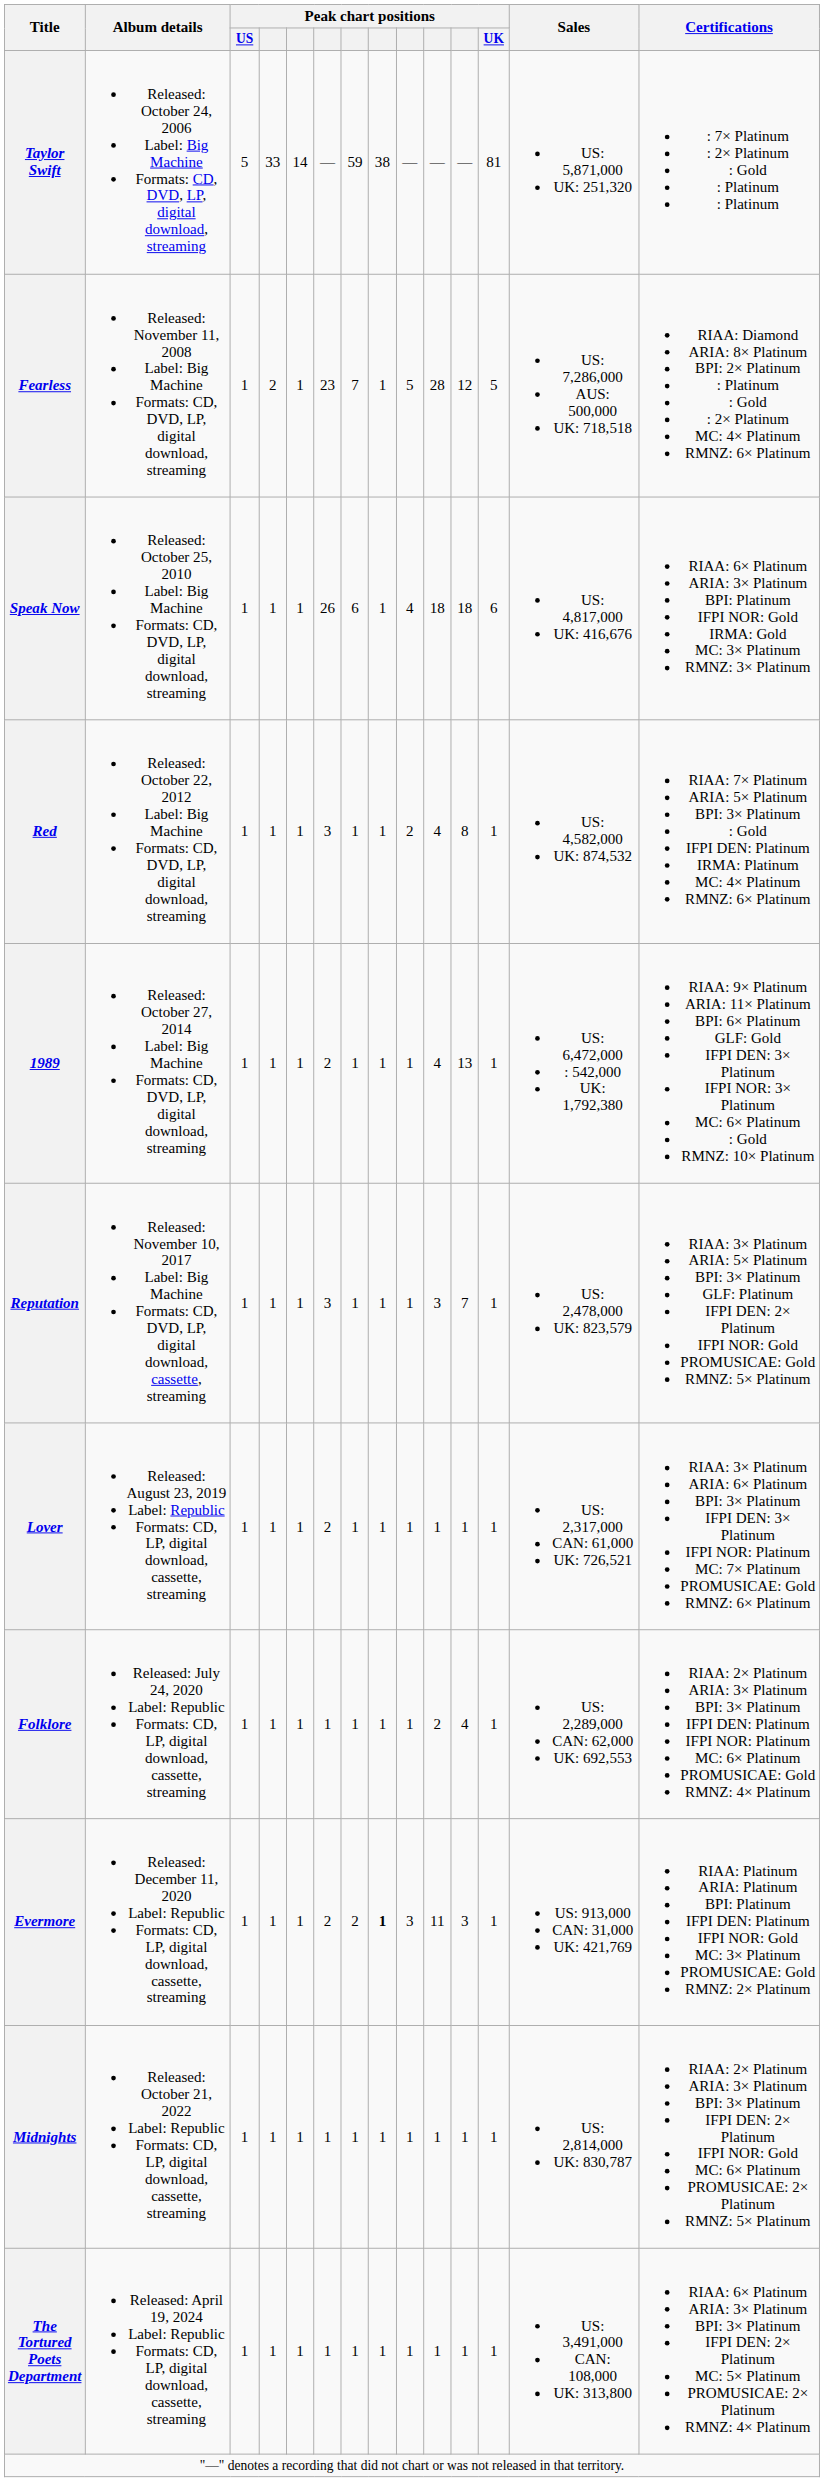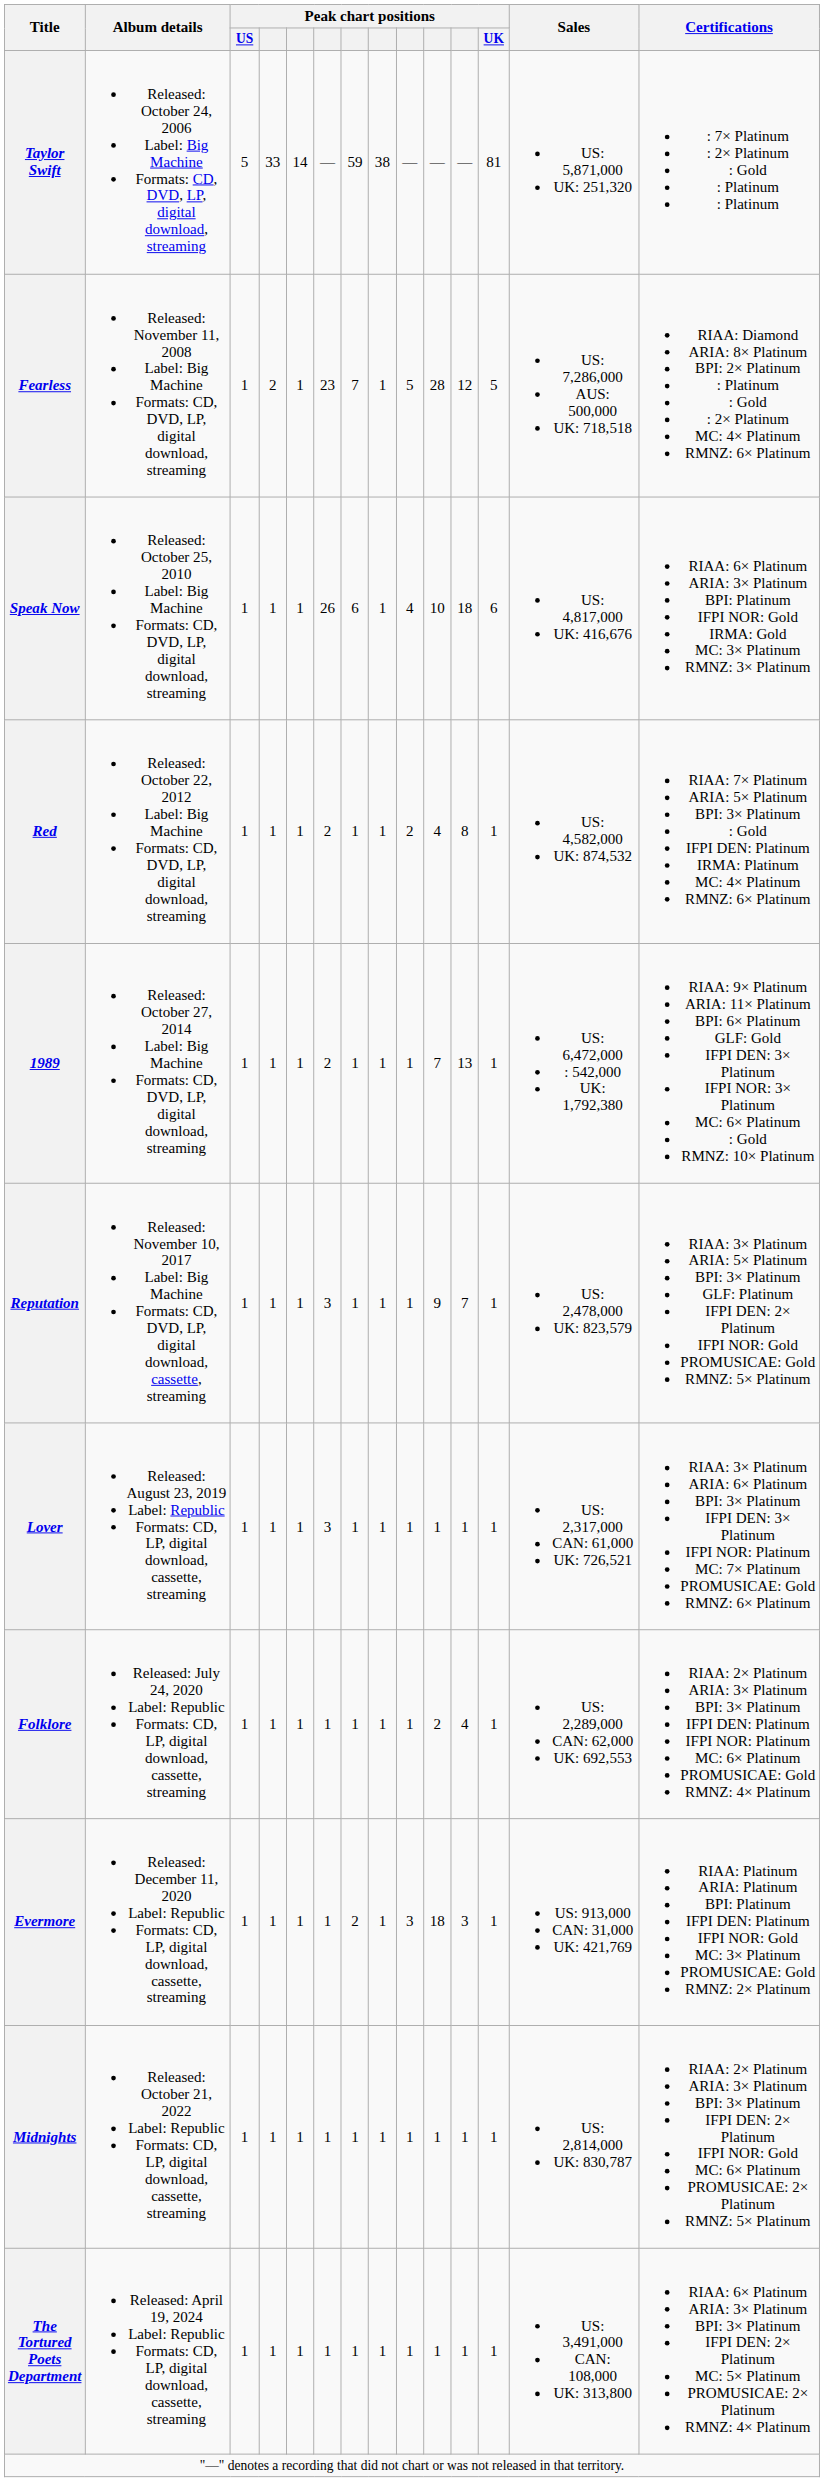(437, 608) 18 -> (437, 608) 10
(328, 831) 3 -> (328, 831) 2
(437, 1063) 4 -> (437, 1063) 7
(437, 1303) 3 -> (437, 1303) 9
(328, 1526) 2 -> (328, 1526) 3
(328, 1921) 2 -> (328, 1921) 1
(382, 1921) bold -> (382, 1921) normal
(437, 1921) 11 -> (437, 1921) 18
